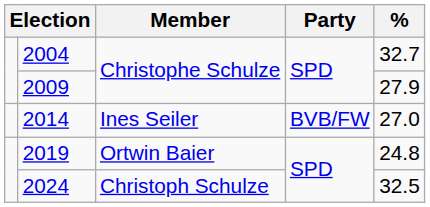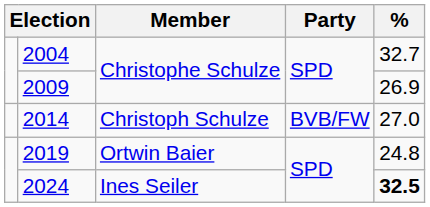(399, 86) 27.9 -> (399, 86) 26.9
(149, 119) Ines Seiler -> (184, 119) Christoph Schulze
(184, 185) Christoph Schulze -> (149, 185) Ines Seiler
(399, 185) normal -> (399, 185) bold
